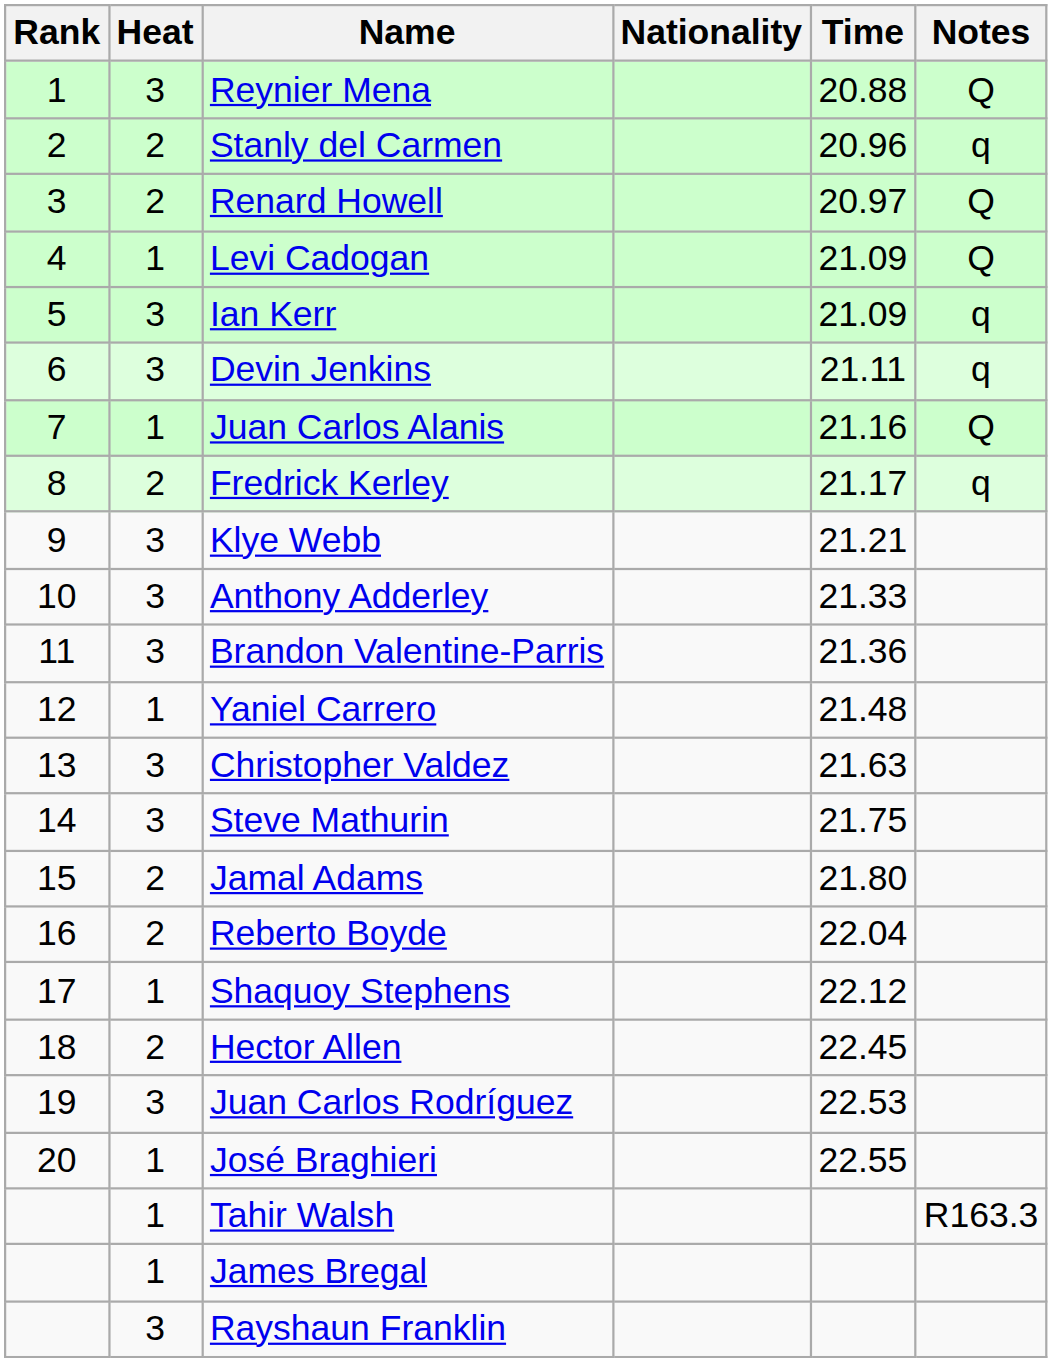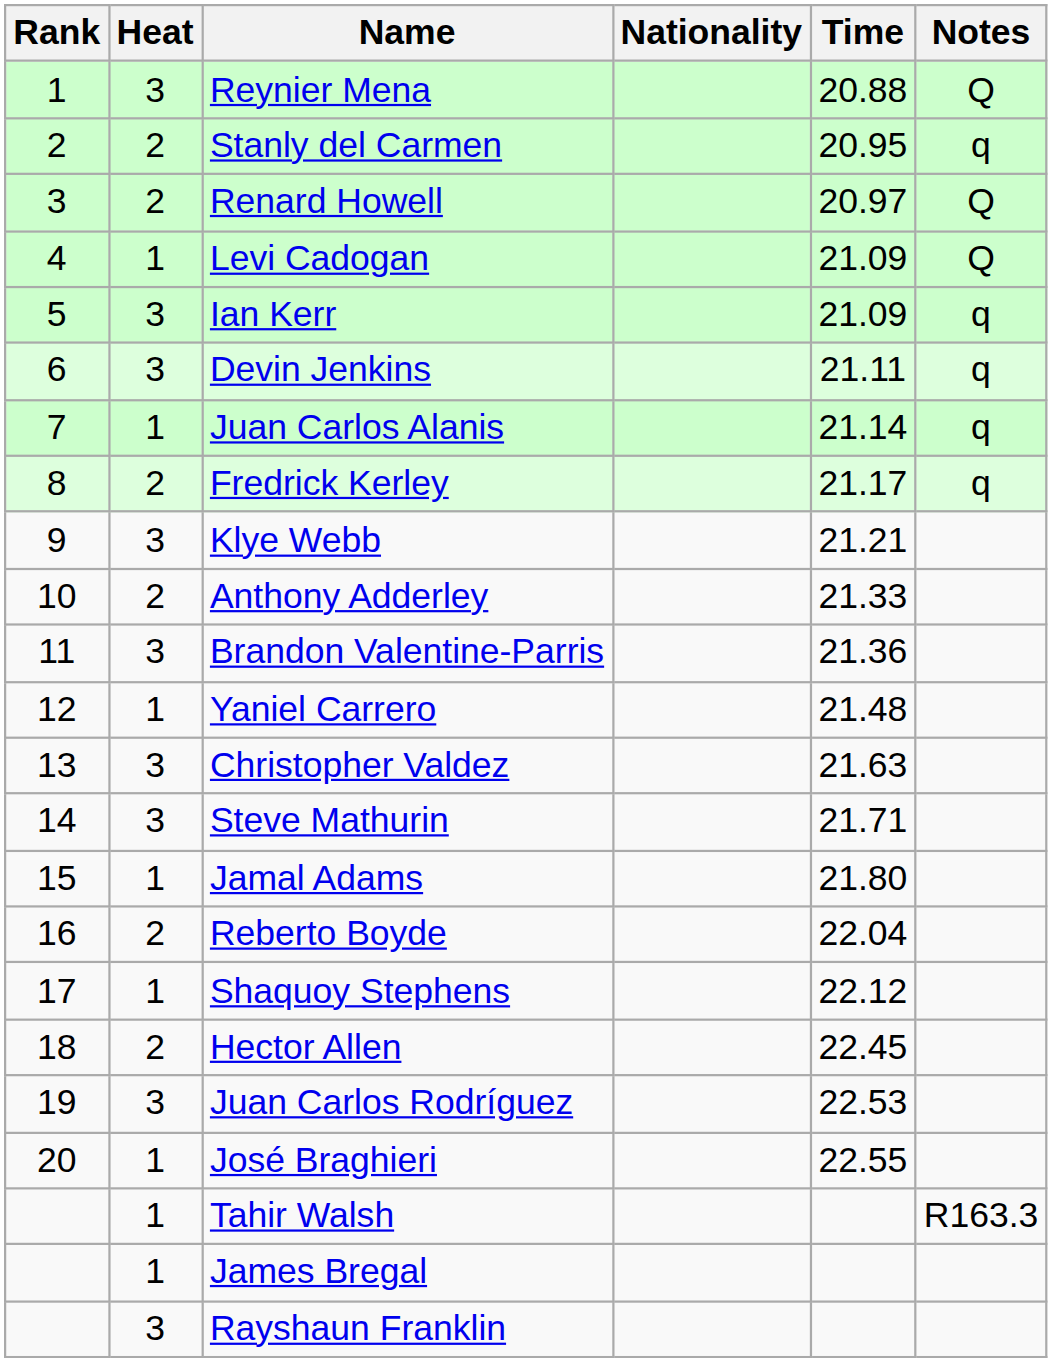(863, 145) 20.96 -> (863, 145) 20.95
(863, 426) 21.16 -> (863, 426) 21.14
(981, 426) Q -> (981, 426) q
(155, 595) 3 -> (155, 595) 2
(863, 821) 21.75 -> (863, 821) 21.71
(155, 877) 2 -> (155, 877) 1
